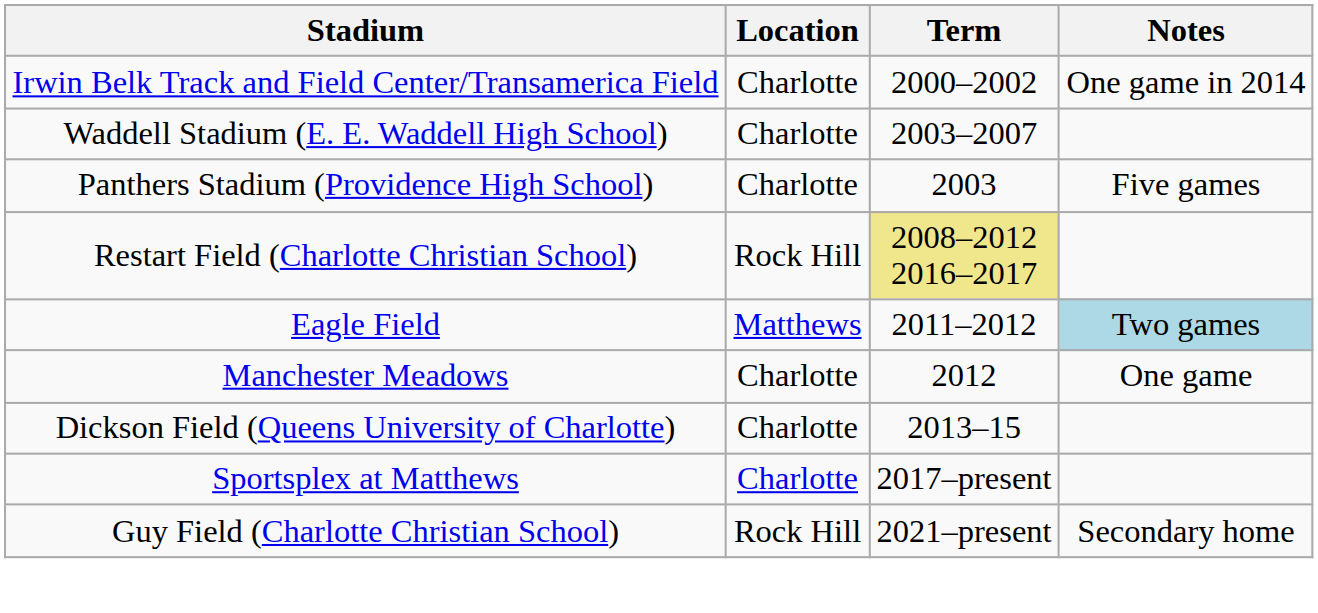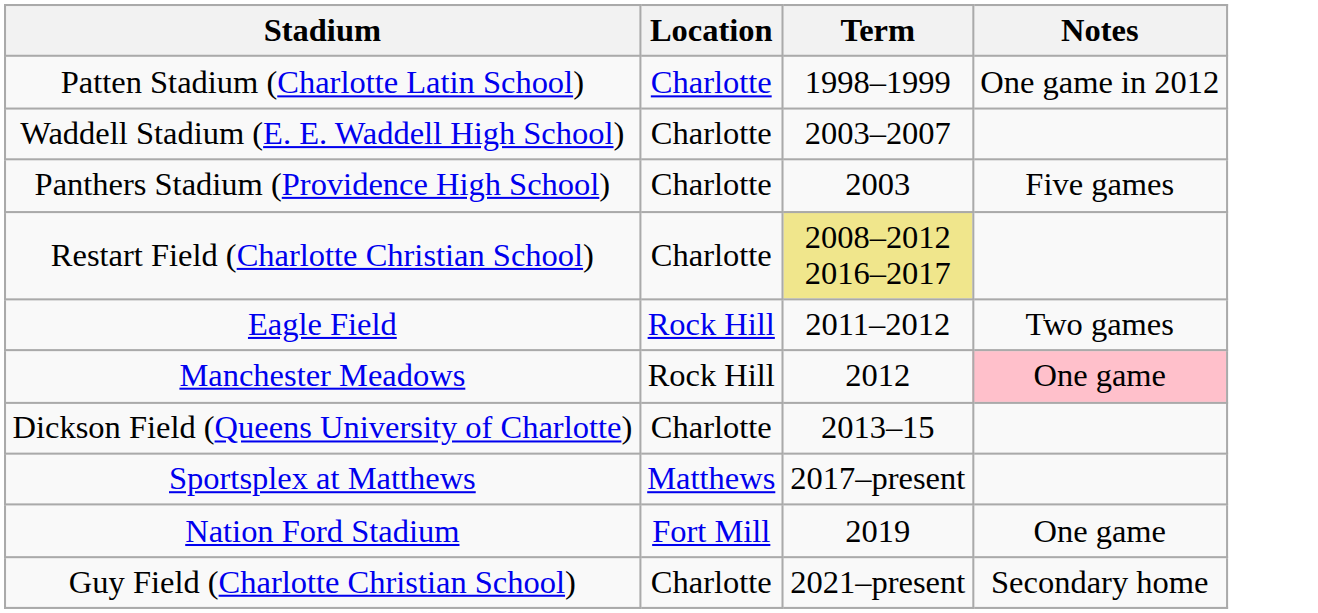+ row: (322, 81)
- row: (366, 81)
(798, 254) Rock Hill -> (711, 254) Charlotte
(798, 324) Matthews -> (711, 324) Rock Hill
(1186, 324) lightblue background -> (1100, 324) no background
(798, 375) Charlotte -> (711, 375) Rock Hill
(1186, 375) no background -> (1100, 375) pink background
(798, 478) Charlotte -> (711, 478) Matthews
+ row: (322, 530)
(798, 530) Rock Hill -> (711, 581) Charlotte
